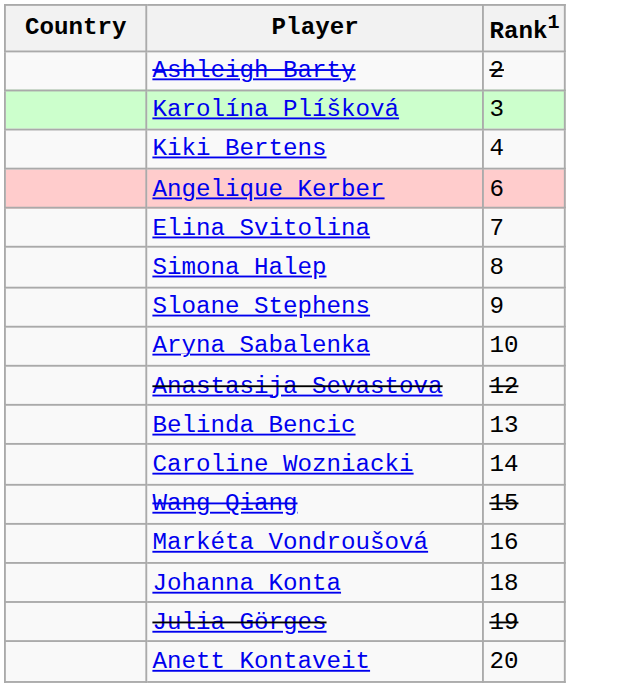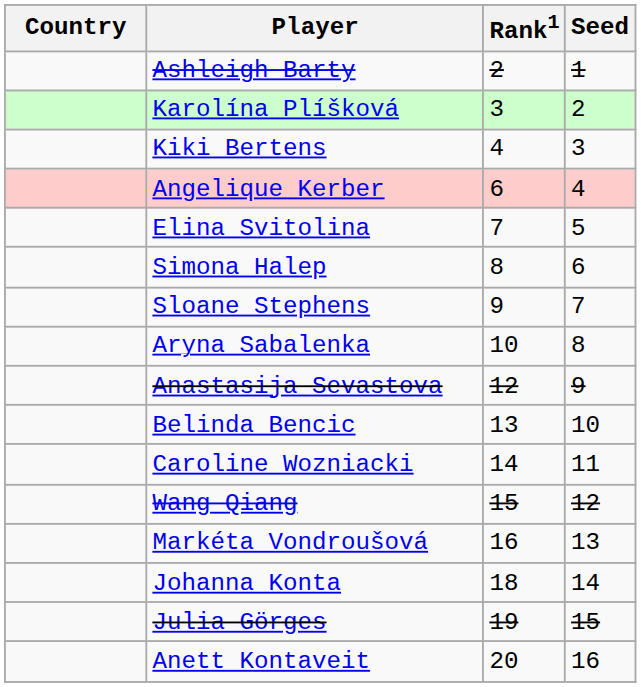+ column: (600, 28)
